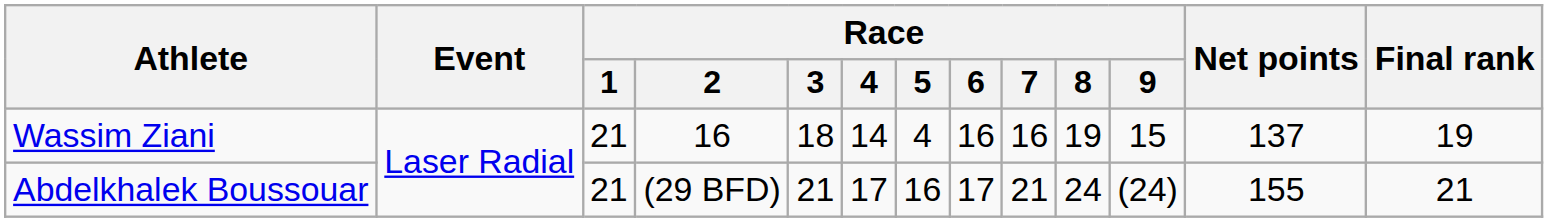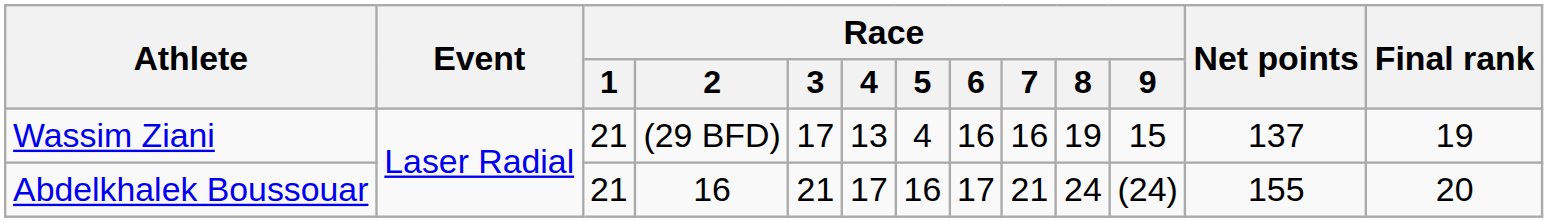(712, 136) 16 -> (712, 136) (29 BFD)
(815, 136) 18 -> (815, 136) 17
(869, 136) 14 -> (869, 136) 13
(712, 190) (29 BFD) -> (712, 190) 16
(1455, 190) 21 -> (1455, 190) 20
